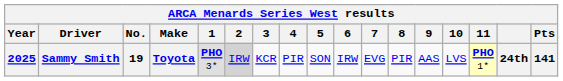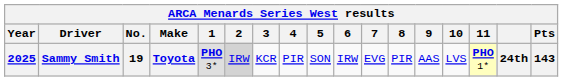(545, 59) 141 -> (545, 59) 143
